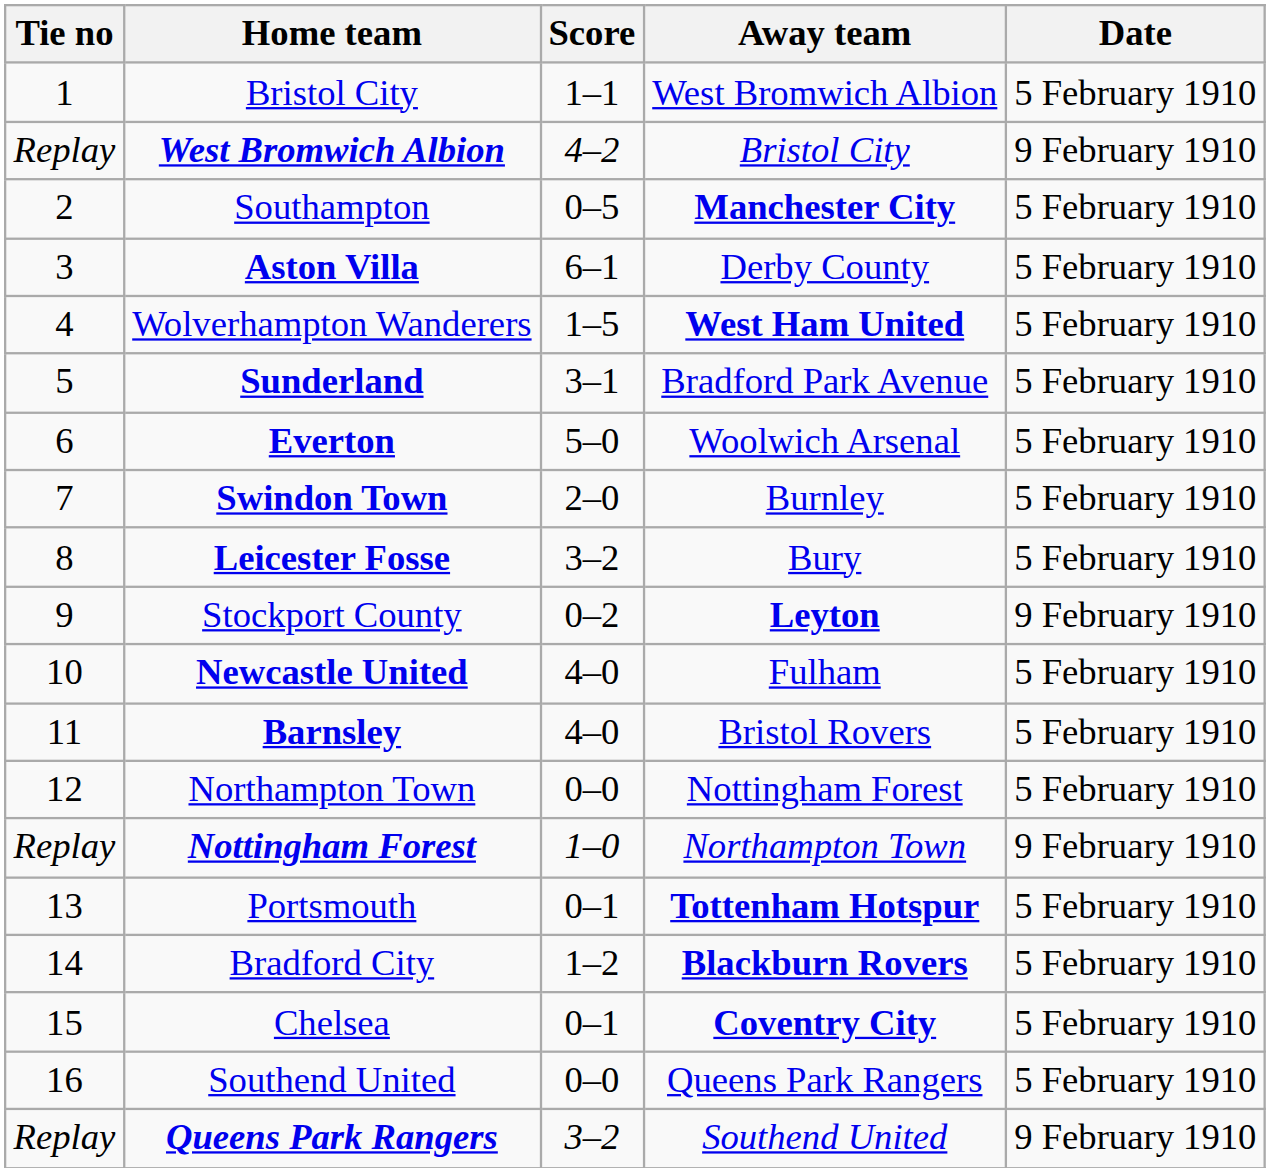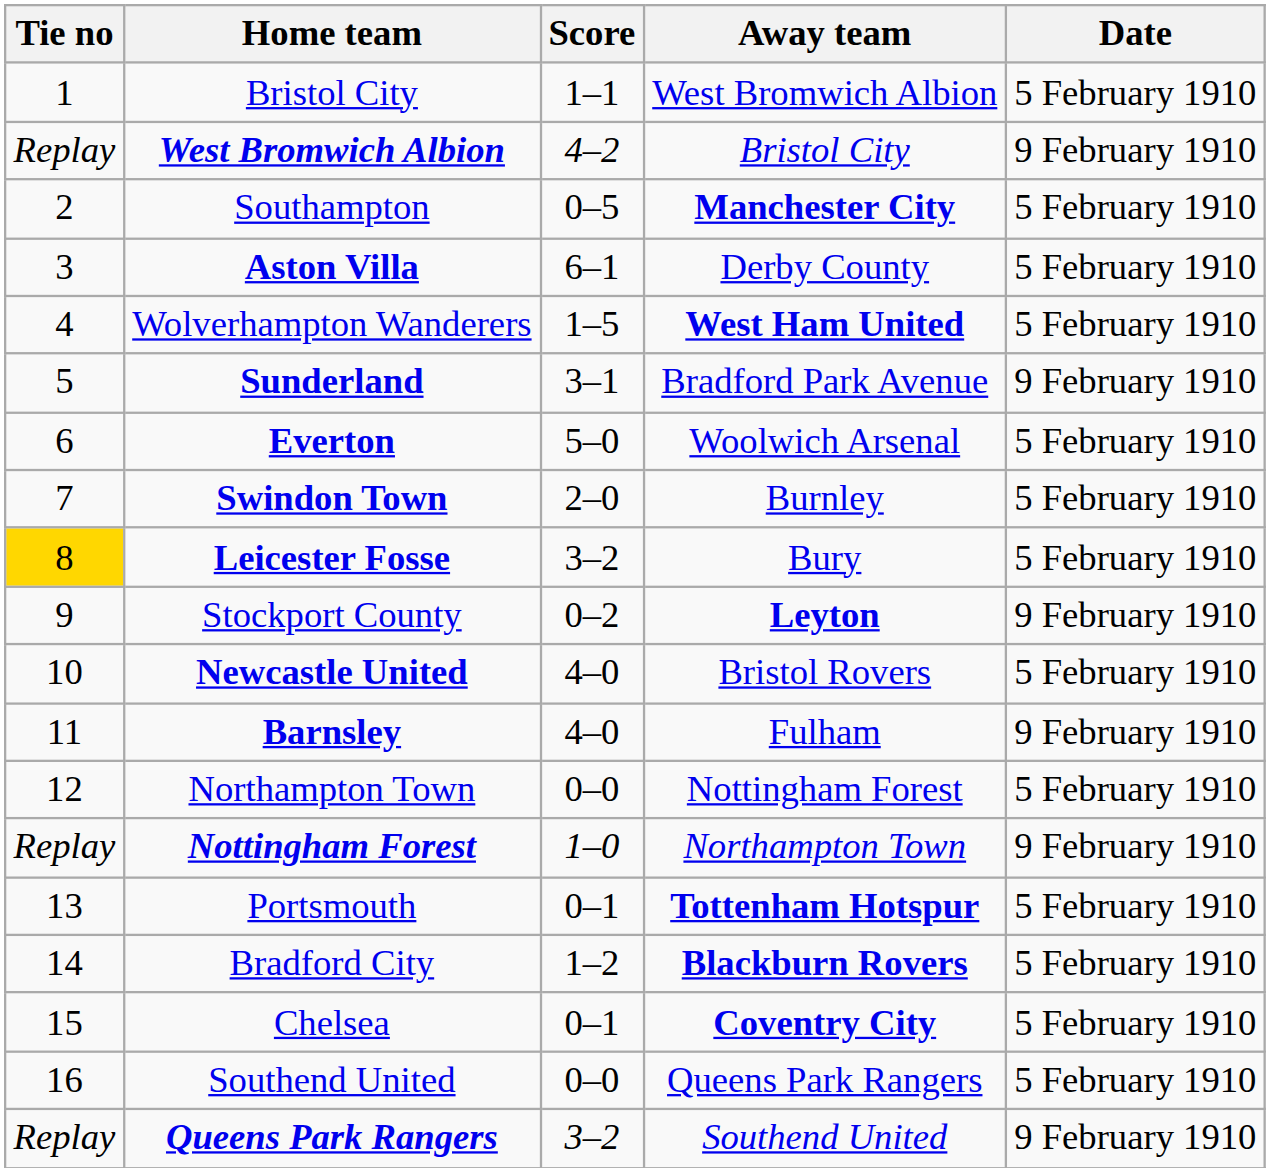(1135, 382) 5 February 1910 -> (1135, 382) 9 February 1910
(64, 556) no background -> (64, 556) gold background
(825, 672) Fulham -> (825, 672) Bristol Rovers
(825, 730) Bristol Rovers -> (825, 730) Fulham
(1135, 730) 5 February 1910 -> (1135, 730) 9 February 1910
